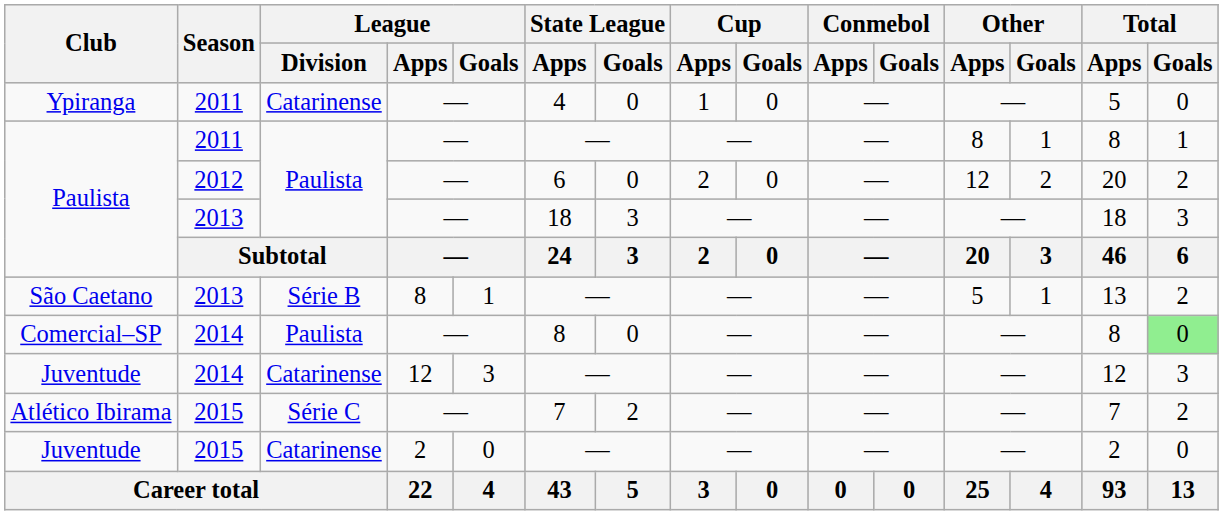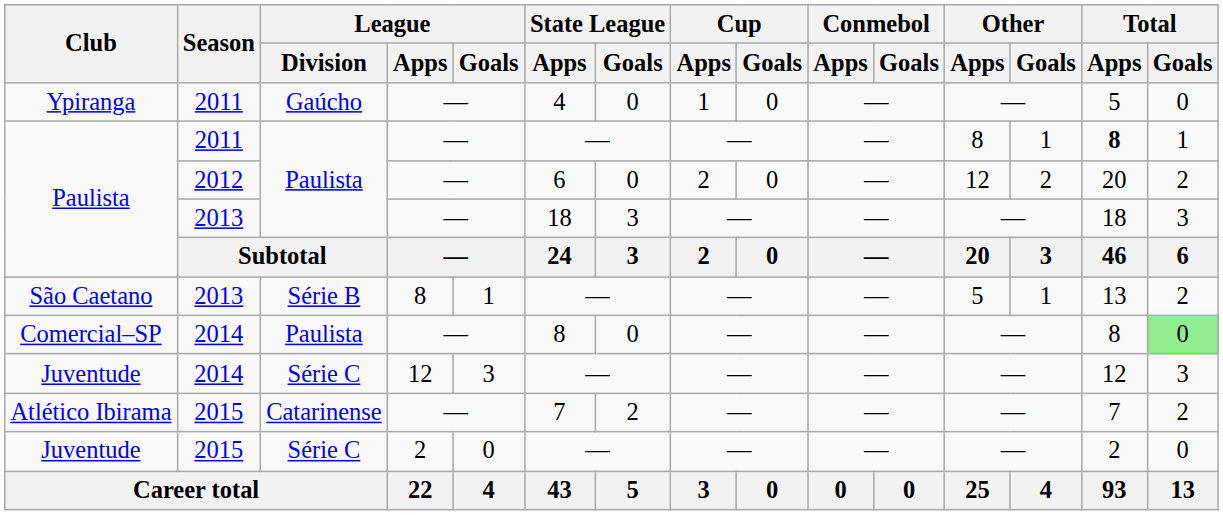(324, 101) Catarinense -> (324, 101) Gaúcho
(1114, 140) normal -> (1114, 140) bold
(324, 373) Catarinense -> (324, 373) Série C
(324, 412) Série C -> (324, 412) Catarinense
(324, 450) Catarinense -> (324, 450) Série C
